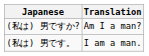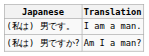rows swapped: (40, 43) <-> (43, 26)
